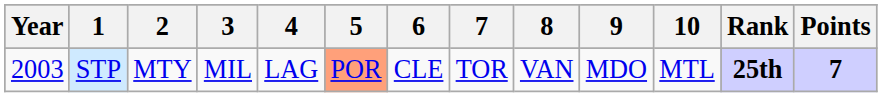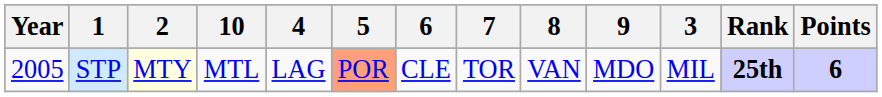columns swapped: (228, 26) <-> (687, 26)
(37, 69) 2003 -> (37, 69) 2005
(162, 69) no background -> (162, 69) lightyellow background
(836, 69) 7 -> (836, 69) 6
